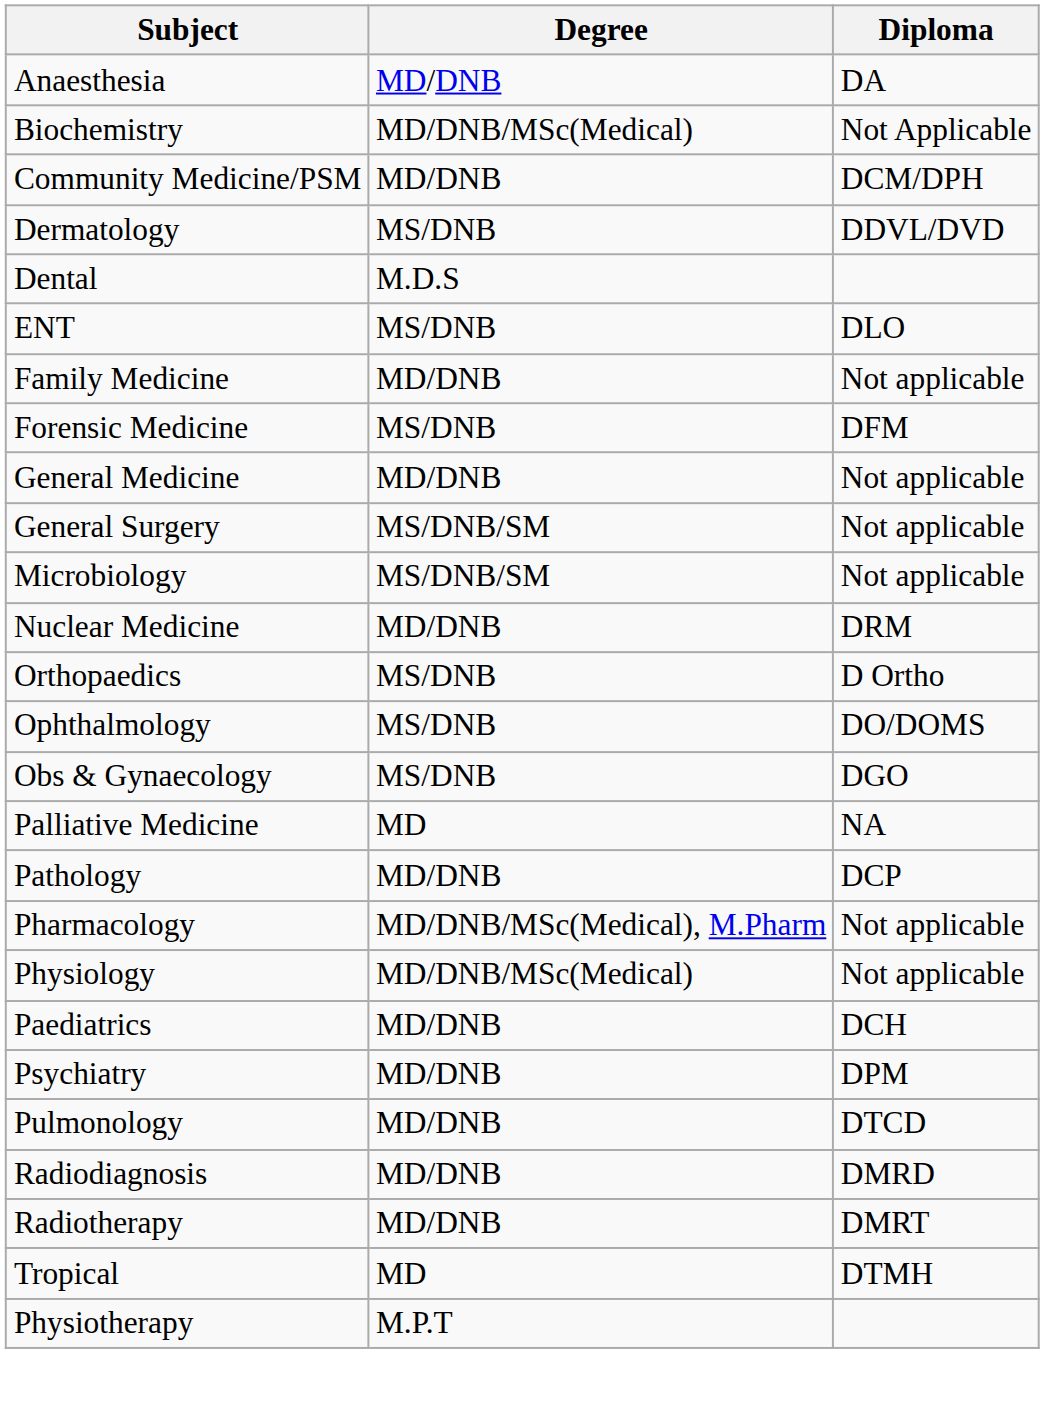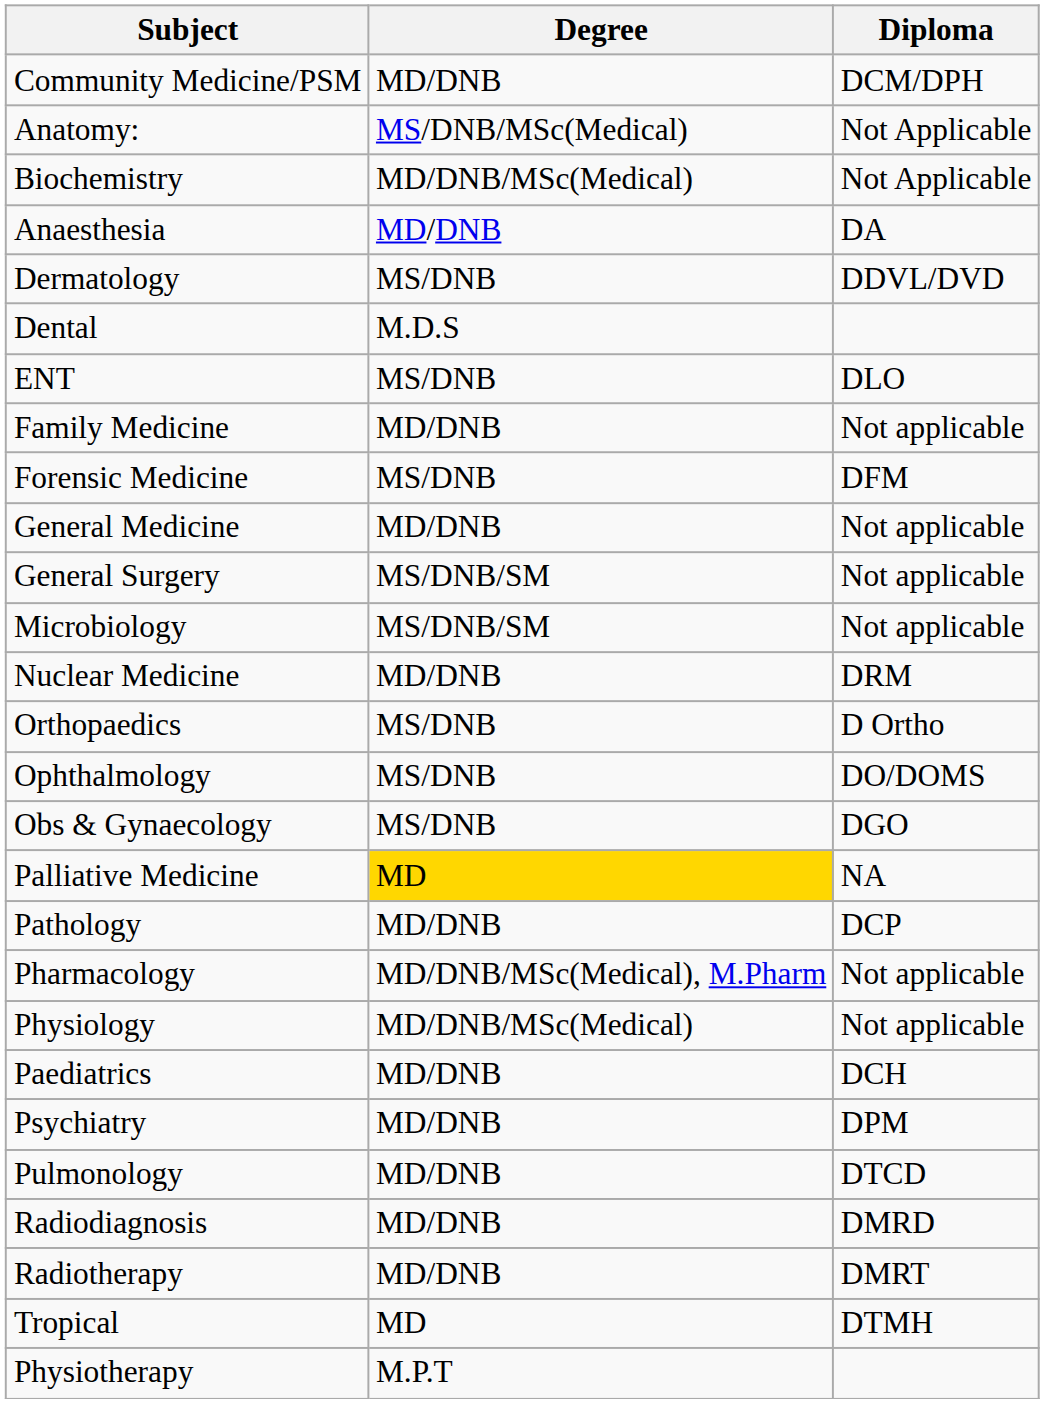rows swapped: (90, 79) <-> (188, 178)
+ row: (77, 129)
(401, 825) no background -> (401, 875) gold background
